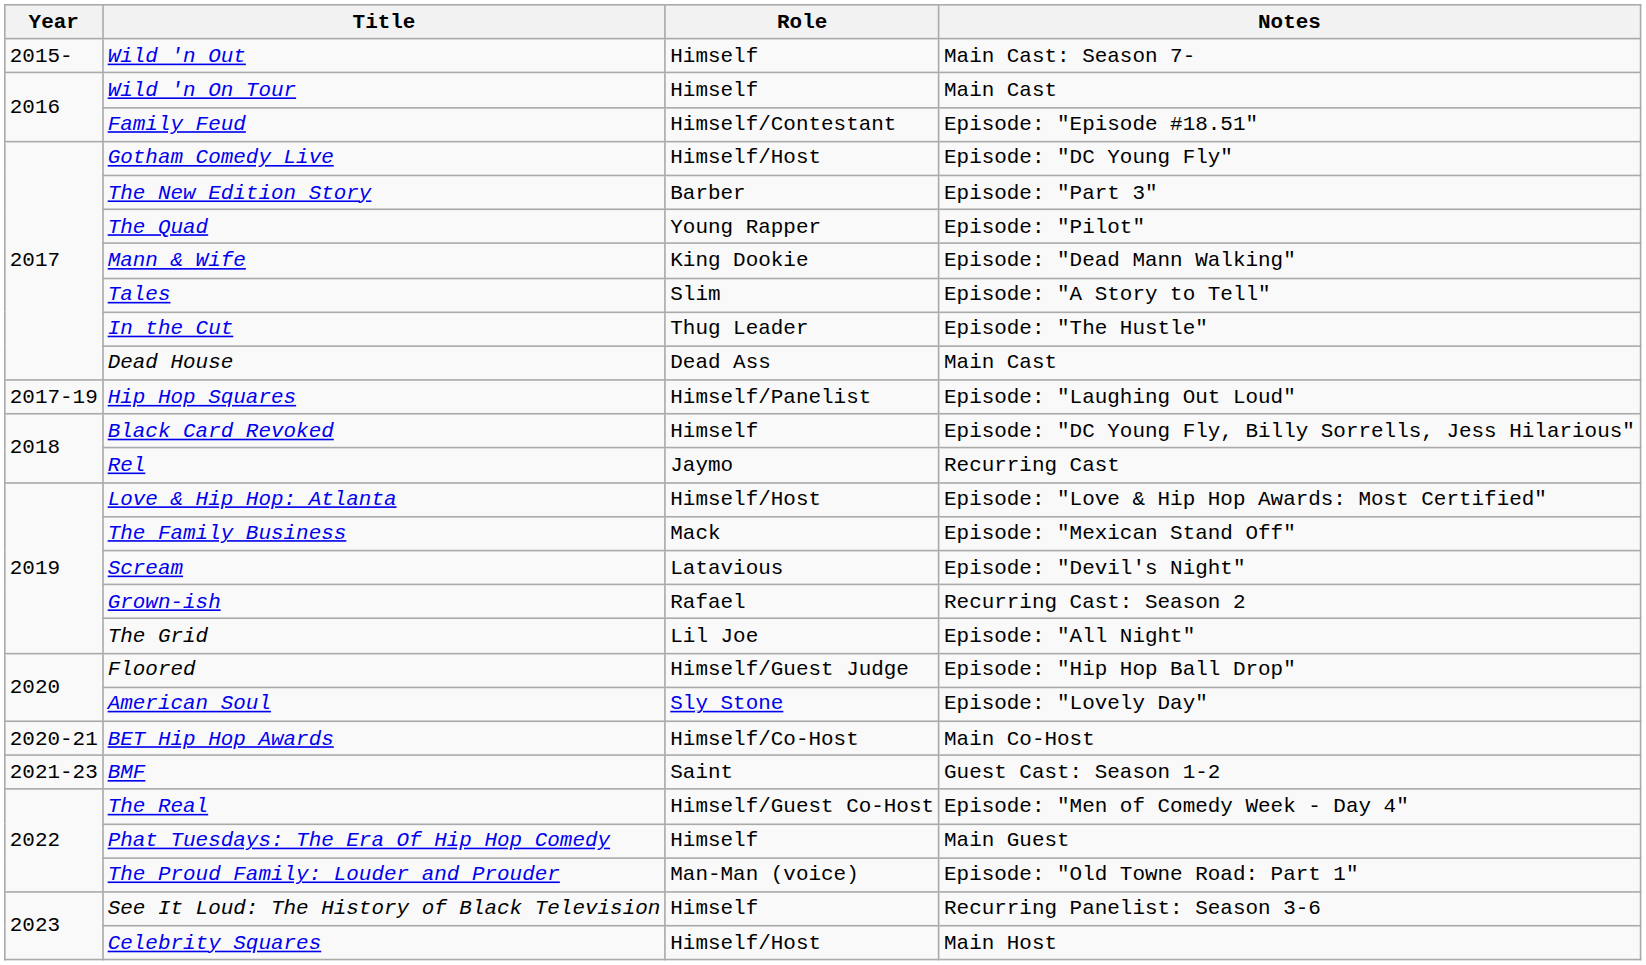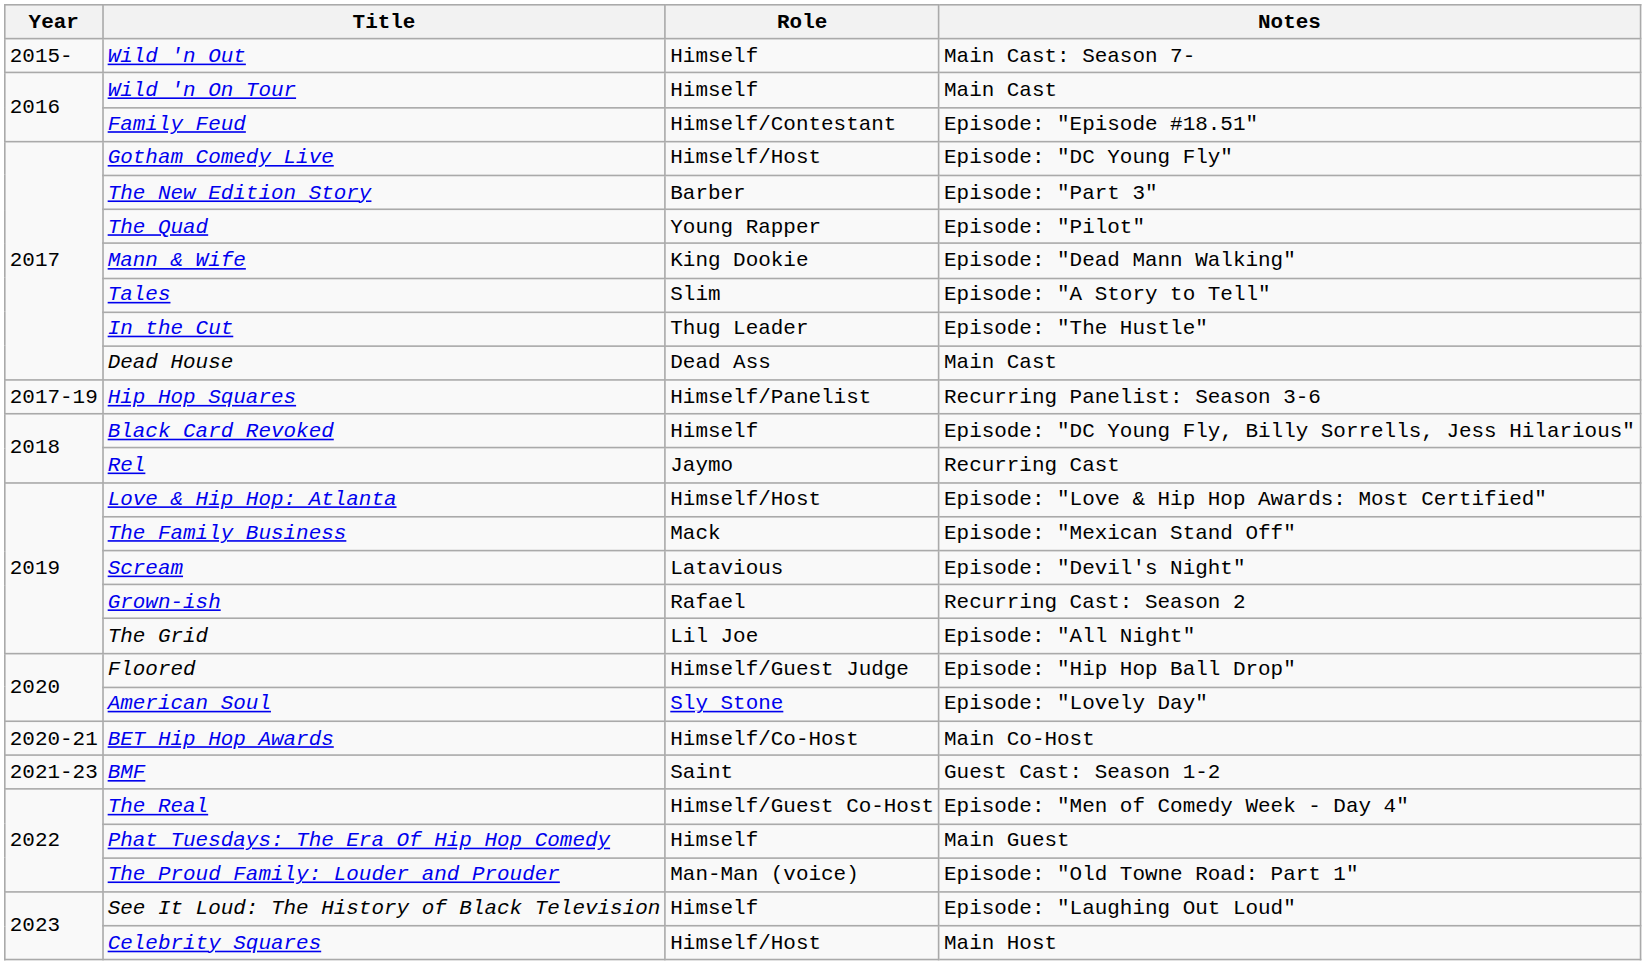(1120, 397) Episode: "Laughing Out Loud" -> (1132, 397) Recurring Panelist: Season 3-6
(1132, 909) Recurring Panelist: Season 3-6 -> (1120, 909) Episode: "Laughing Out Loud"
